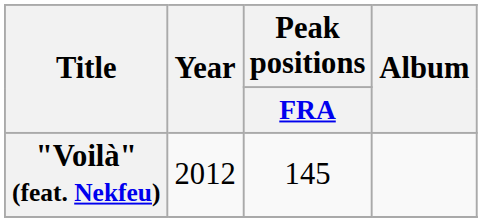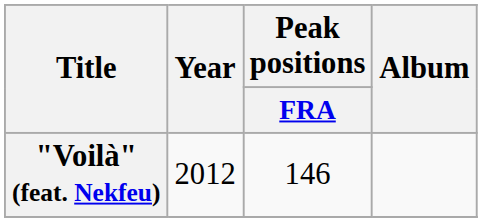(308, 174) 145 -> (308, 174) 146
